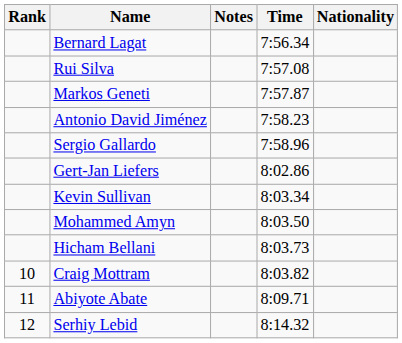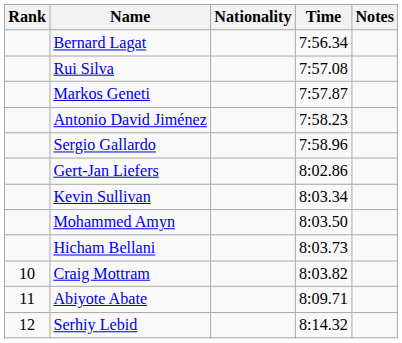columns swapped: (355, 17) <-> (234, 17)
